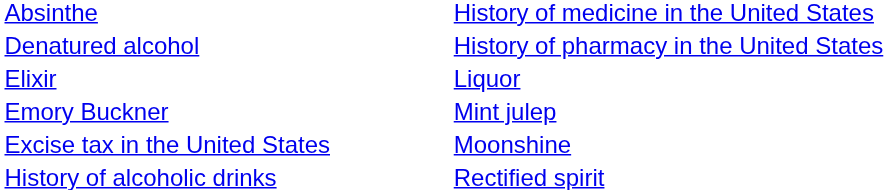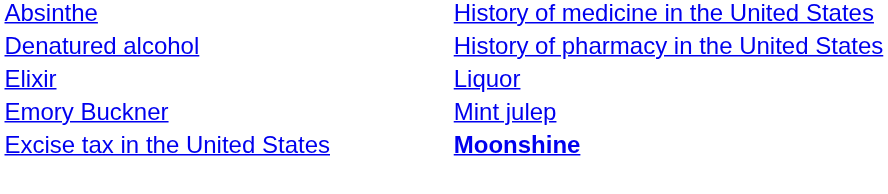(512, 144) normal -> (517, 144) bold
- row: (141, 177)
